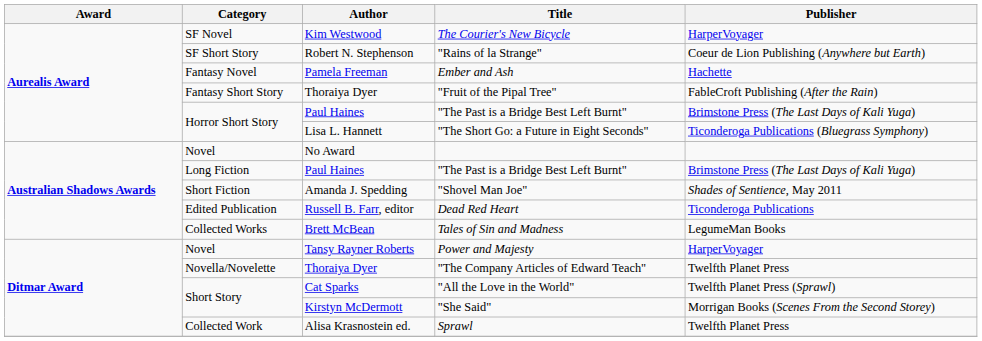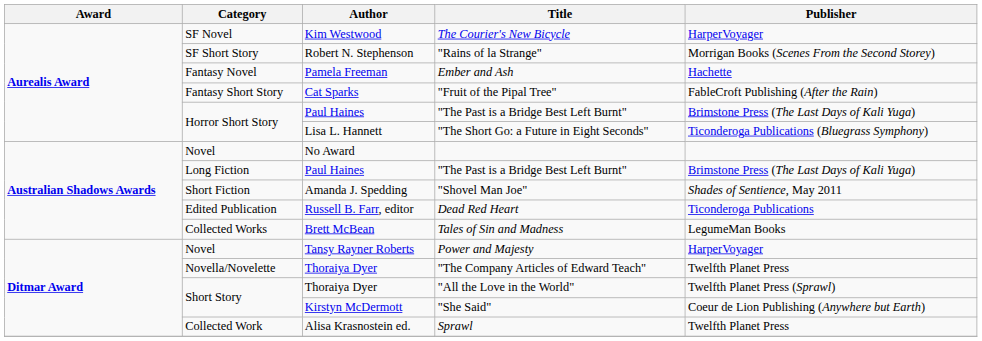(807, 53) Coeur de Lion Publishing (Anywhere but Earth) -> (811, 53) Morrigan Books (Scenes From the Second Storey)
(341, 92) Thoraiya Dyer -> (332, 92) Cat Sparks
(332, 287) Cat Sparks -> (341, 287) Thoraiya Dyer
(811, 307) Morrigan Books (Scenes From the Second Storey) -> (807, 307) Coeur de Lion Publishing (Anywhere but Earth)
